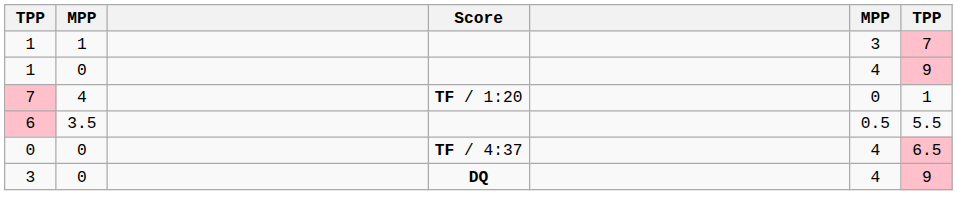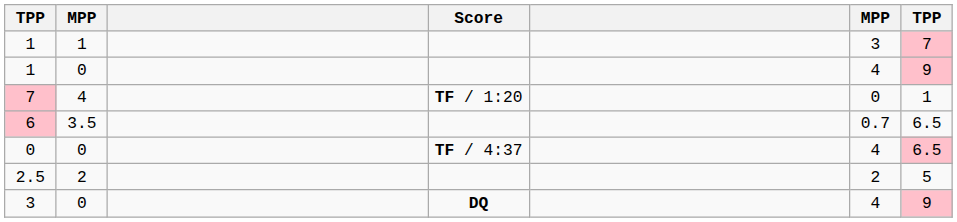(875, 124) 0.5 -> (875, 124) 0.7
(927, 124) 5.5 -> (927, 124) 6.5
+ row: (30, 177)
